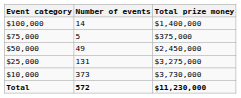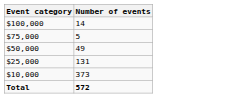- column: (194, 11)
